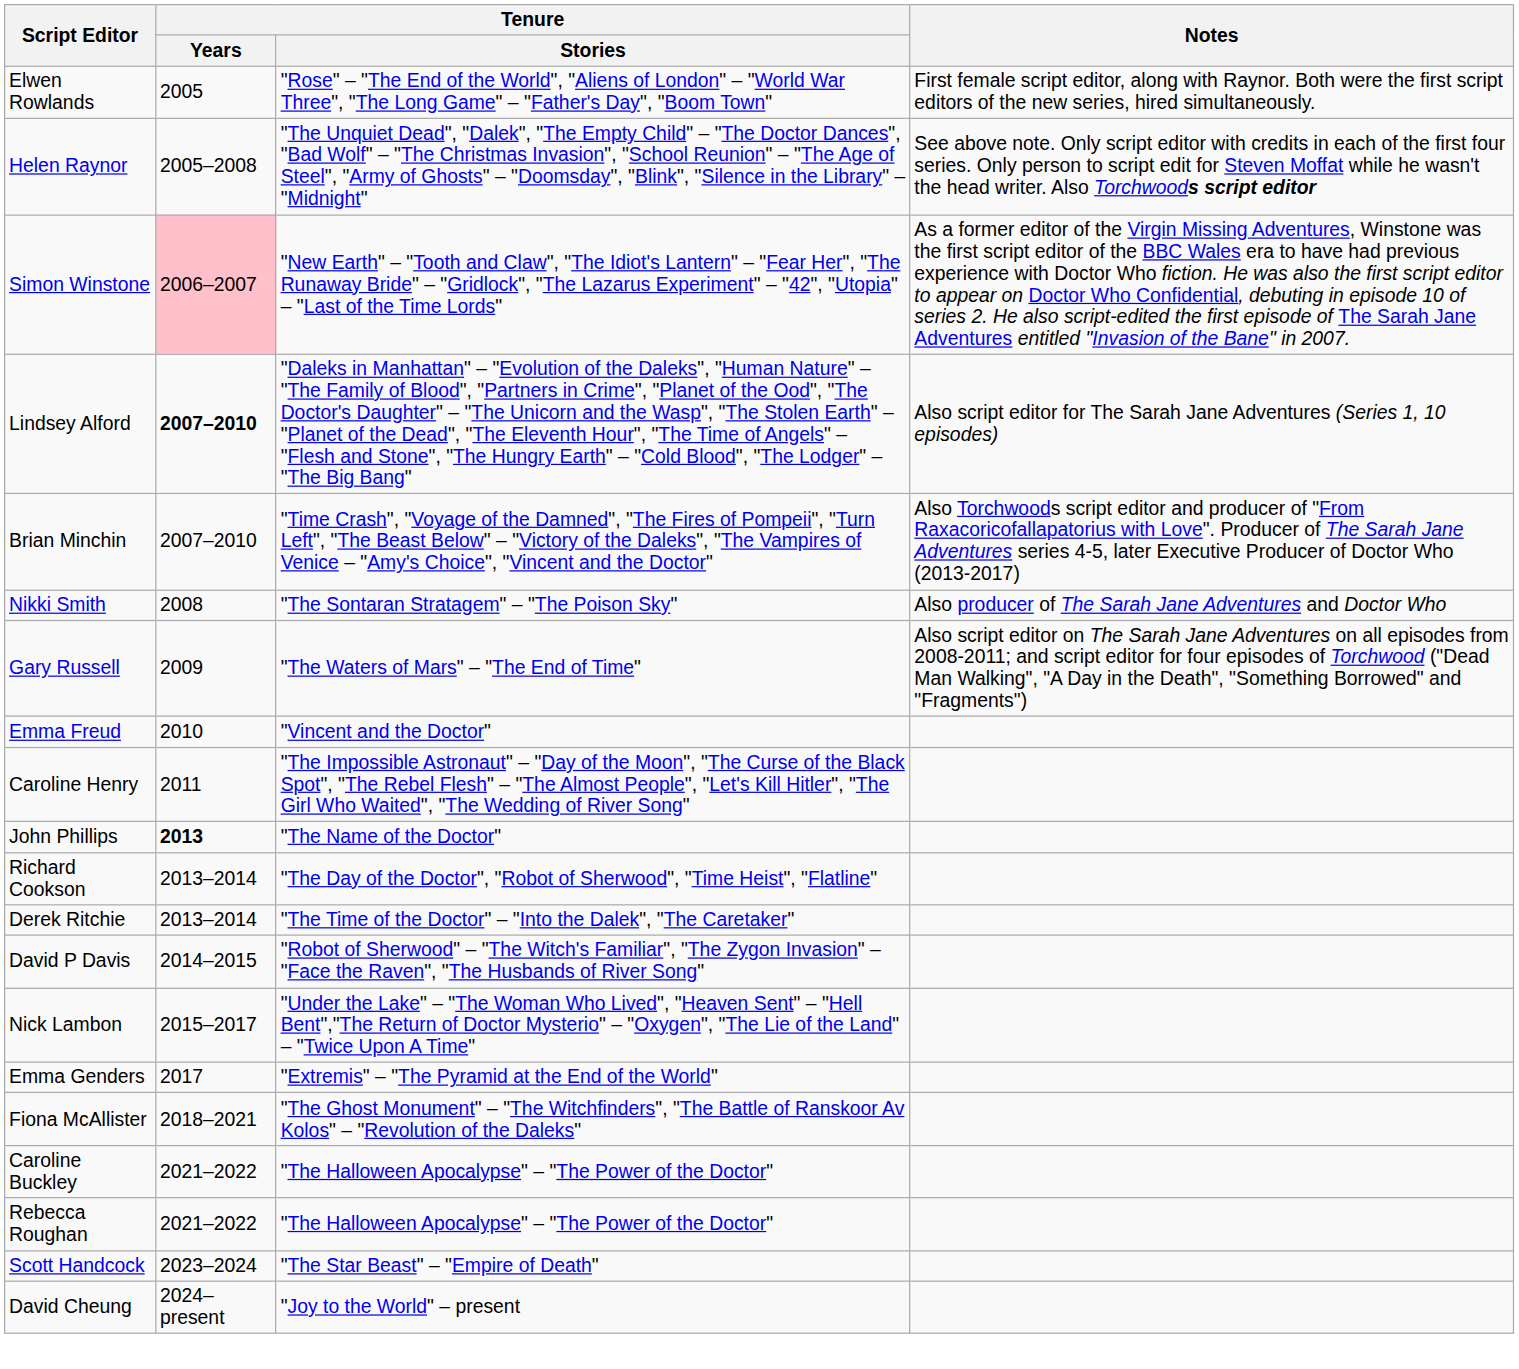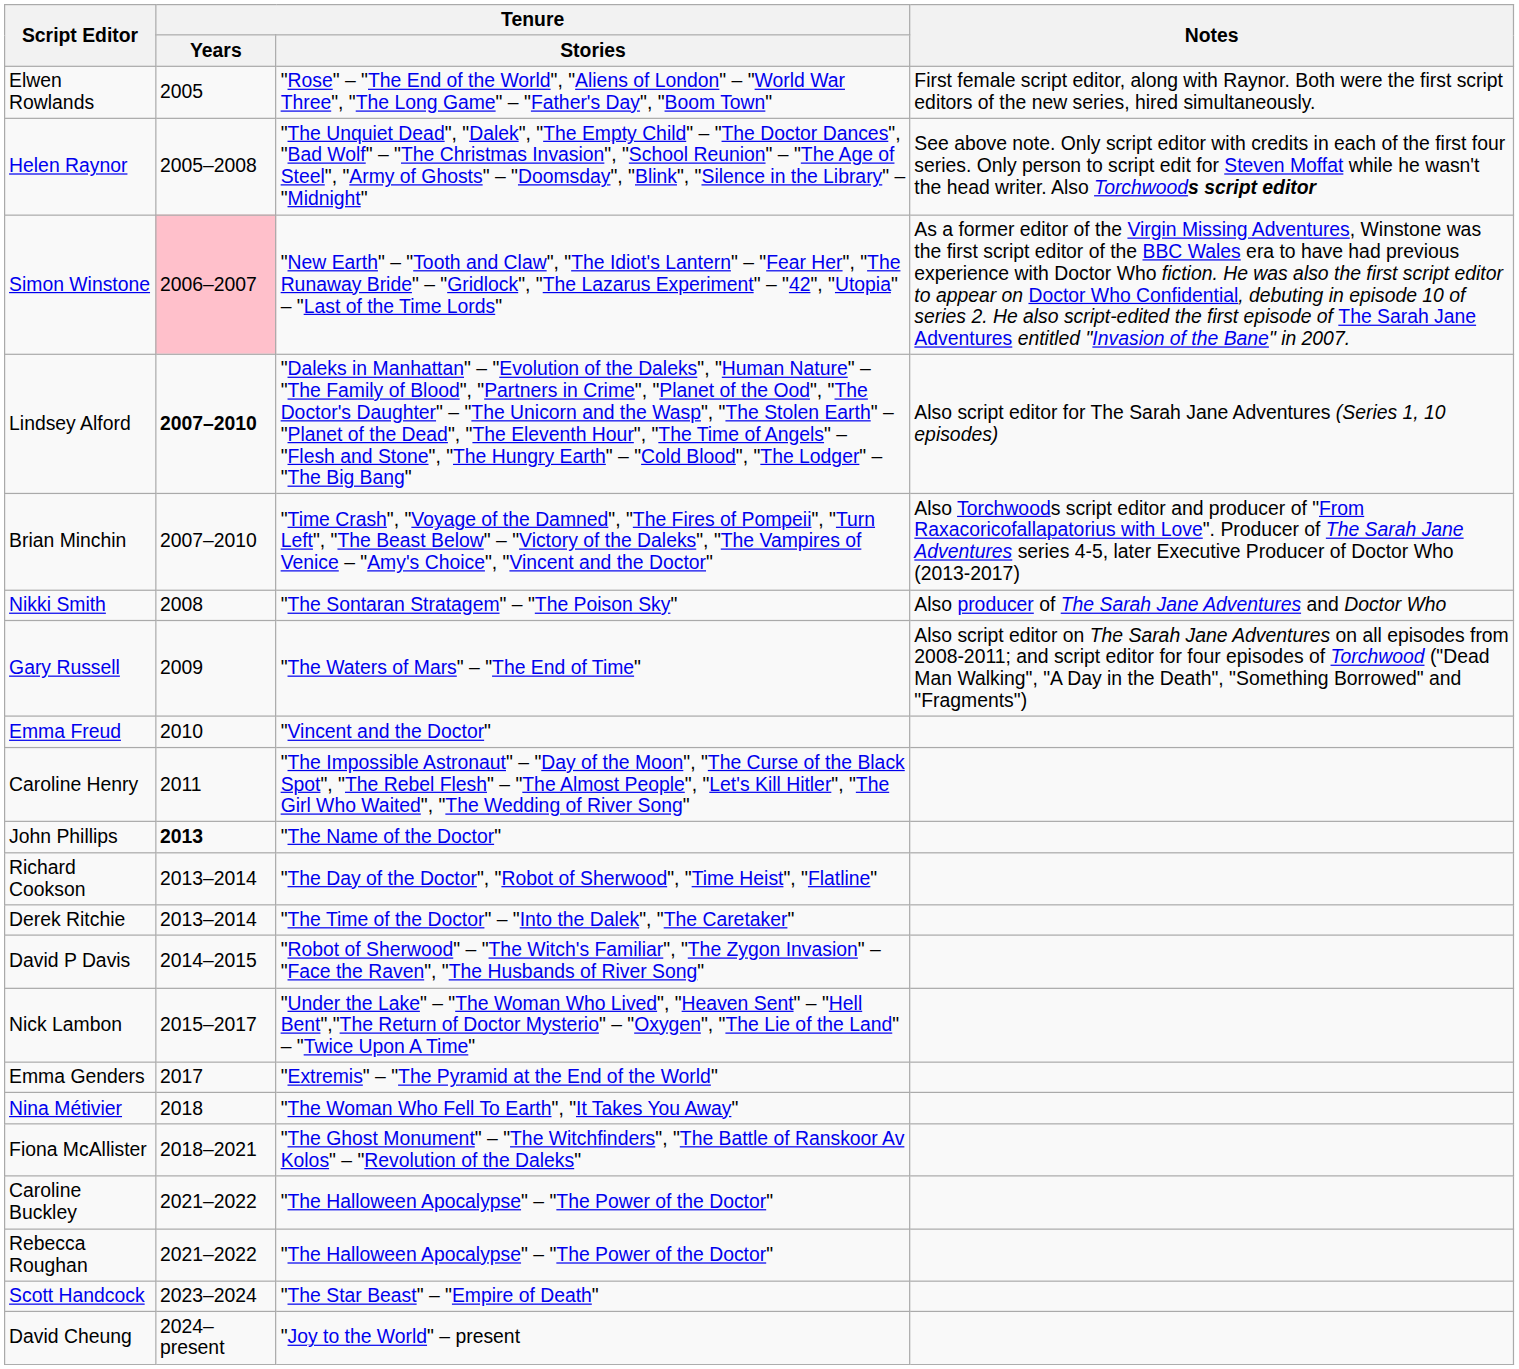+ row: (66, 1108)
